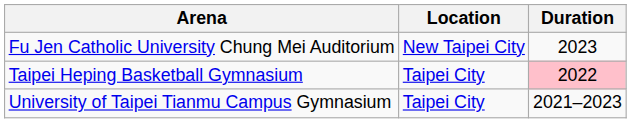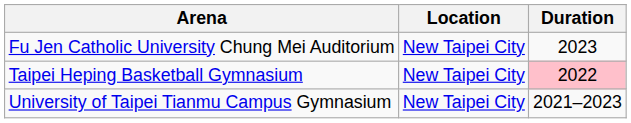(444, 74) Taipei City -> (464, 74) New Taipei City
(444, 103) Taipei City -> (464, 103) New Taipei City
